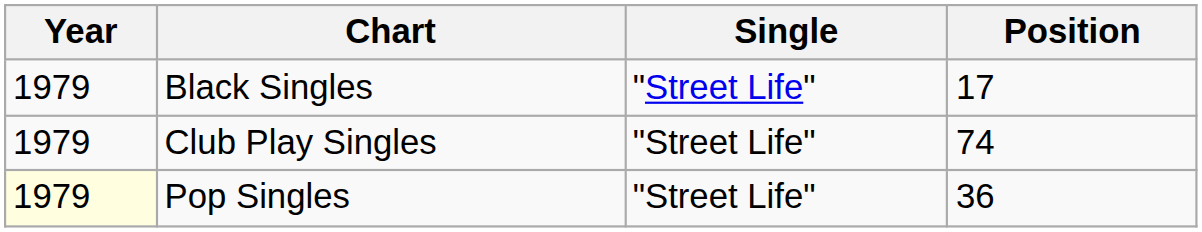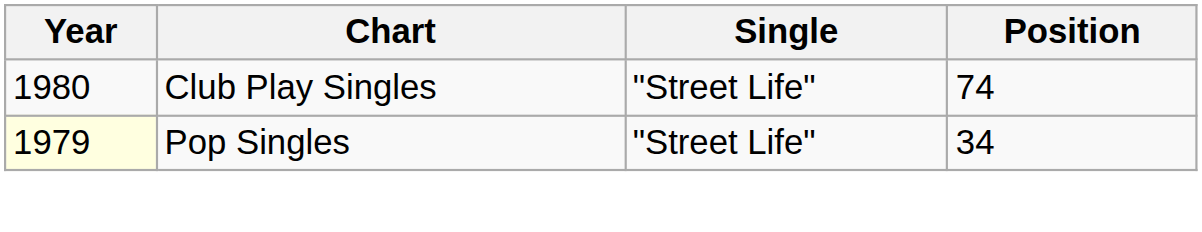- row: (269, 87)
(52, 142) 1979 -> (52, 87) 1980
(975, 197) 36 -> (975, 142) 34
